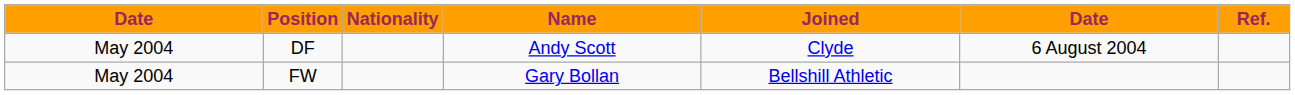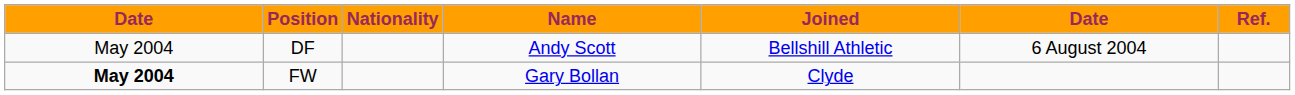(830, 48) Clyde -> (831, 48) Bellshill Athletic
(134, 76) normal -> (134, 76) bold
(831, 76) Bellshill Athletic -> (830, 76) Clyde
